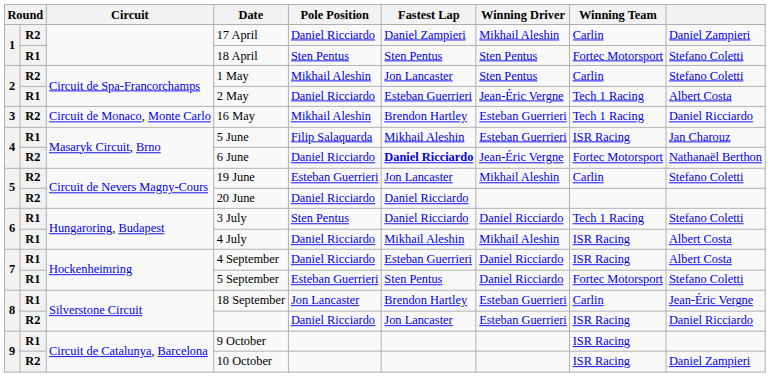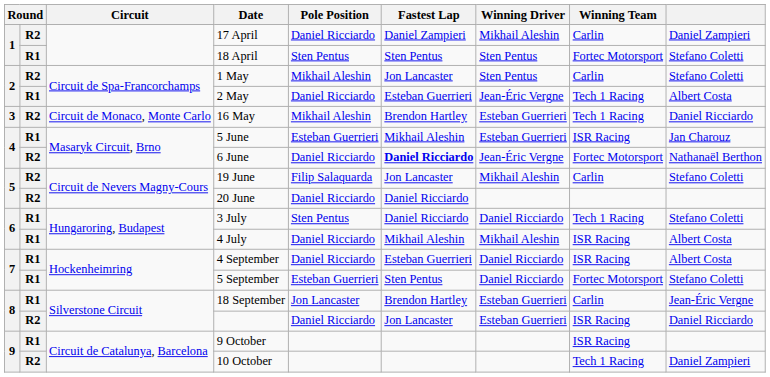(332, 136) Filip Salaquarda -> (335, 136) Esteban Guerrieri
(335, 177) Esteban Guerrieri -> (332, 177) Filip Salaquarda
(601, 361) ISR Racing -> (608, 361) Tech 1 Racing
